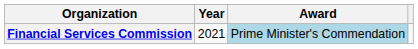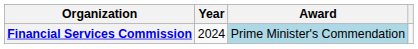(211, 33) 2021 -> (211, 33) 2024
